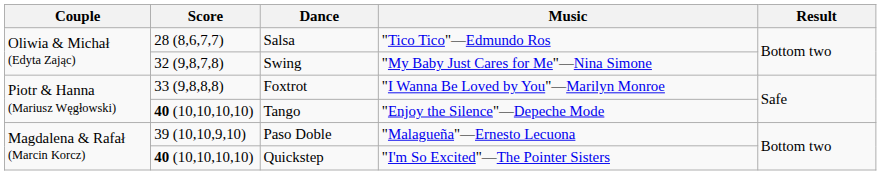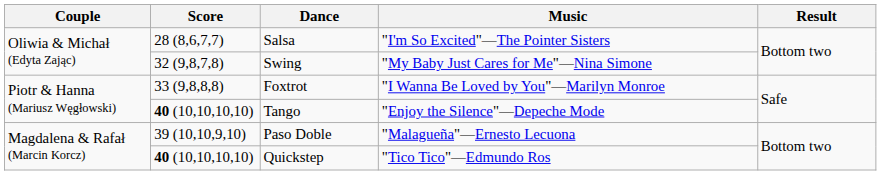(466, 39) "Tico Tico"—Edmundo Ros -> (496, 39) "I'm So Excited"—The Pointer Sisters
(496, 157) "I'm So Excited"—The Pointer Sisters -> (466, 157) "Tico Tico"—Edmundo Ros
